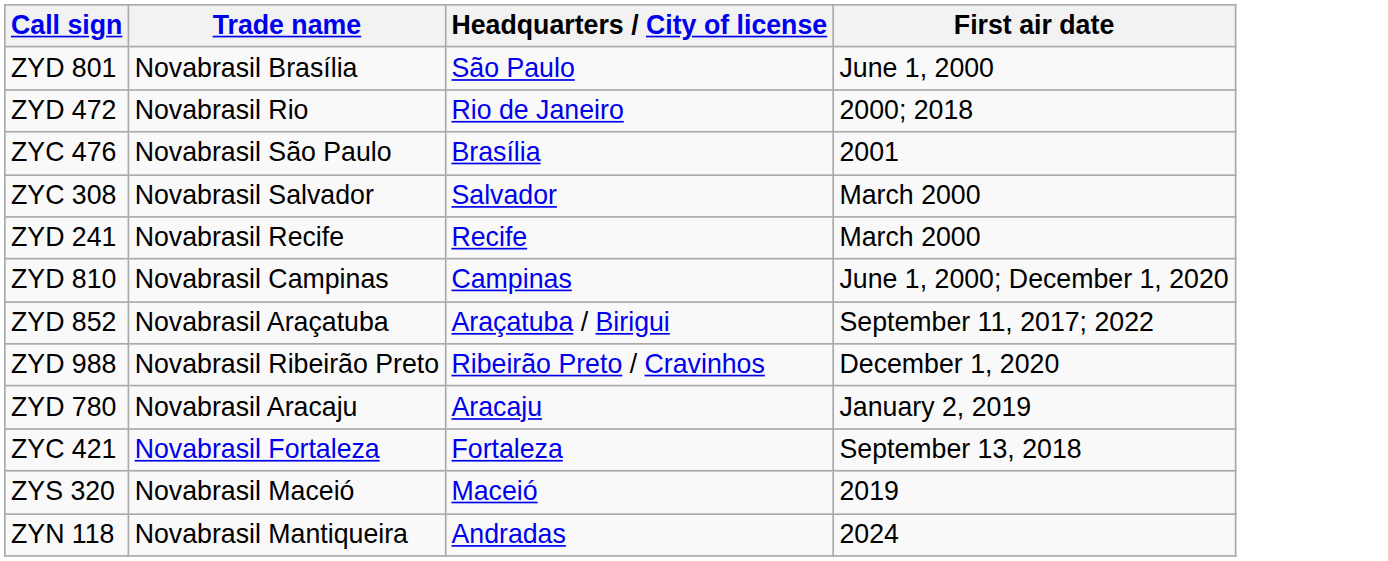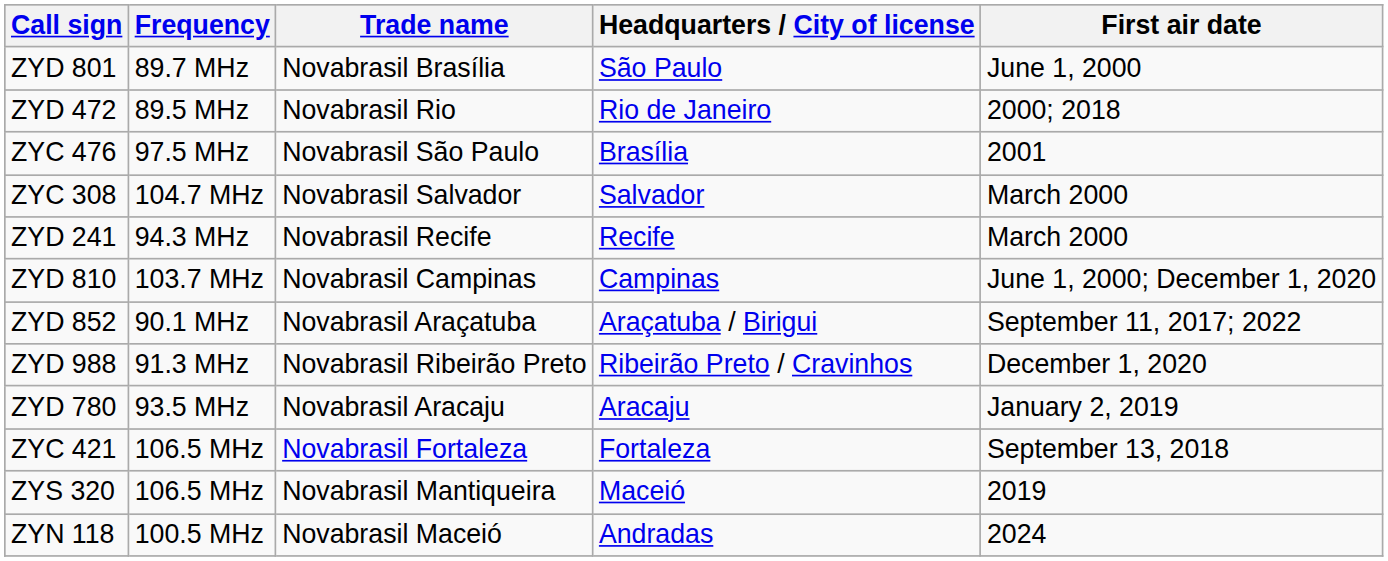+ column: (202, 25)
(245, 491) Novabrasil Maceió -> (419, 491) Novabrasil Mantiqueira
(271, 534) Novabrasil Mantiqueira -> (392, 534) Novabrasil Maceió
